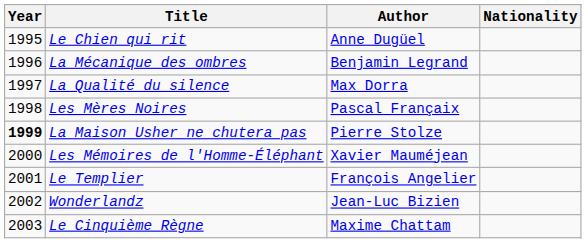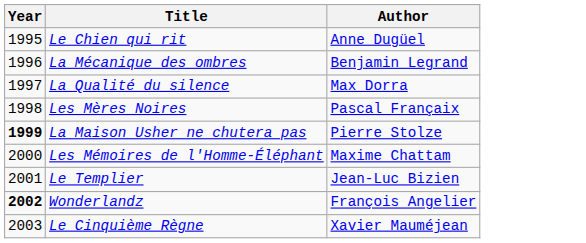- column: (530, 16)
(399, 156) Xavier Mauméjean -> (391, 156) Maxime Chattam
(403, 179) François Angelier -> (395, 179) Jean-Luc Bizien
(25, 203) normal -> (25, 203) bold
(395, 203) Jean-Luc Bizien -> (403, 203) François Angelier
(391, 226) Maxime Chattam -> (399, 226) Xavier Mauméjean
